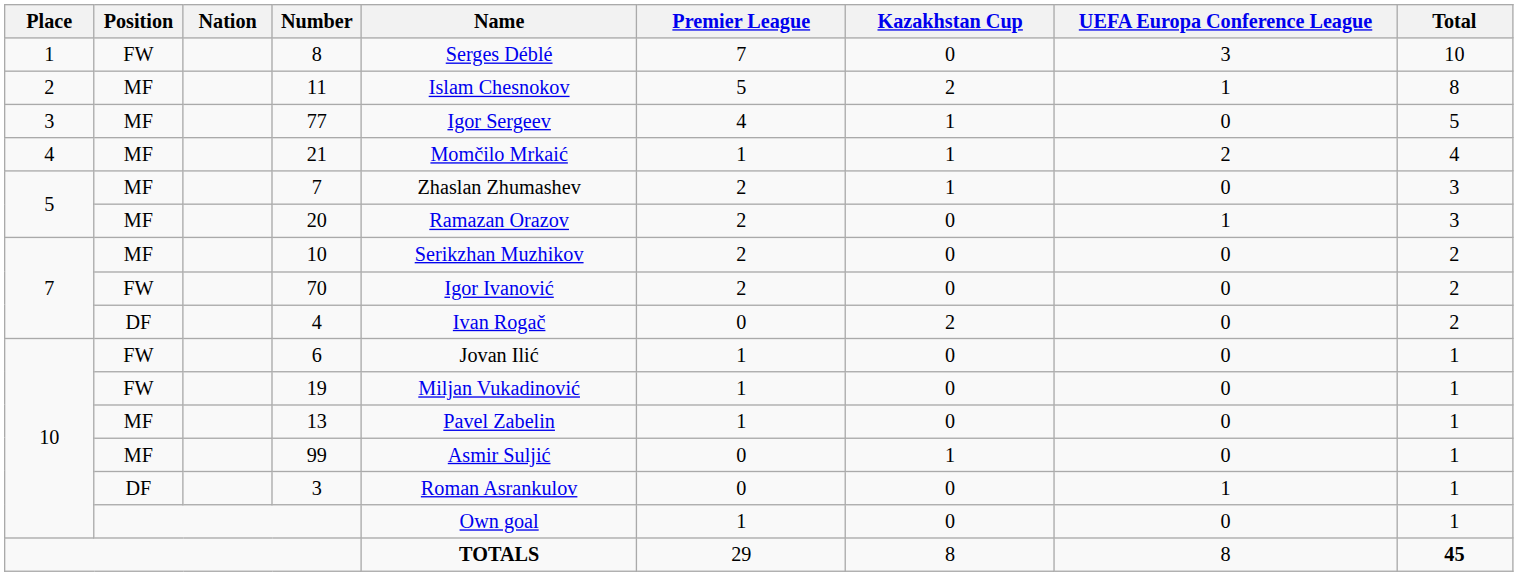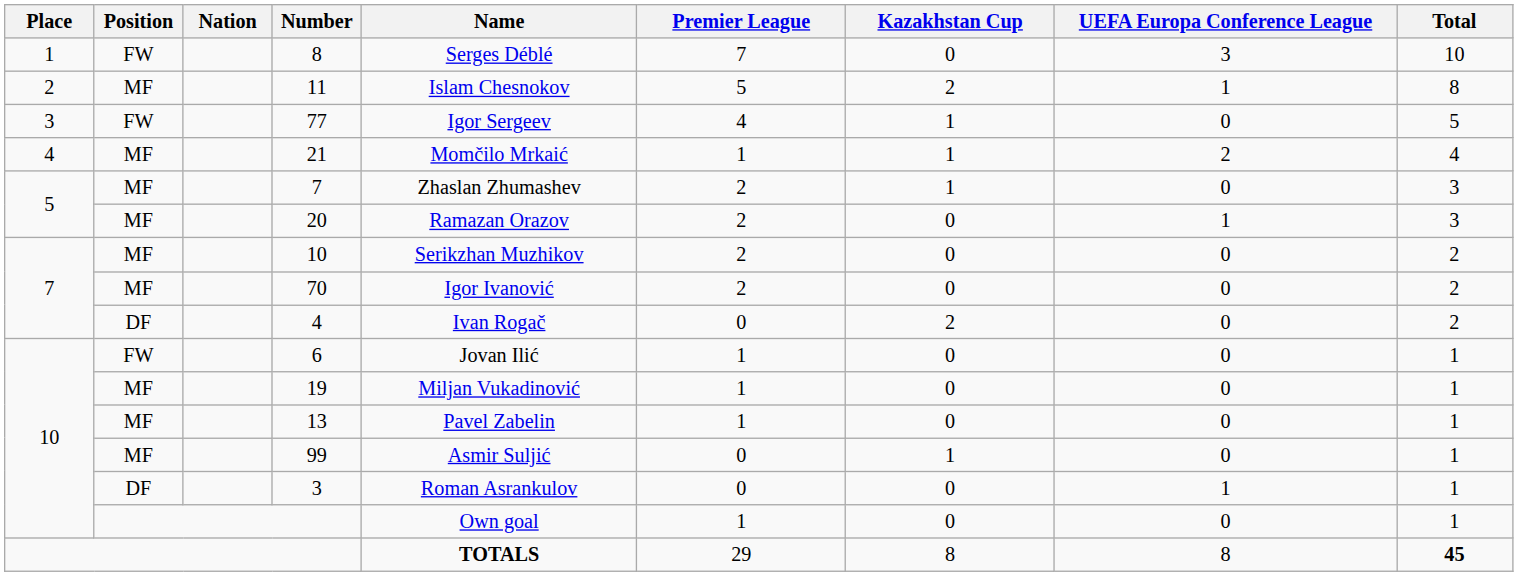(138, 121) MF -> (138, 121) FW
(138, 288) FW -> (138, 288) MF
(138, 388) FW -> (138, 388) MF
